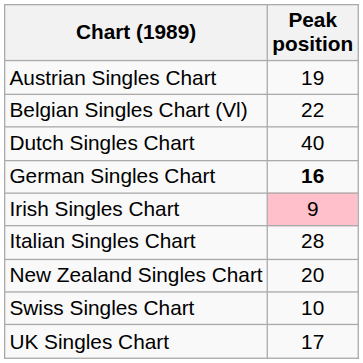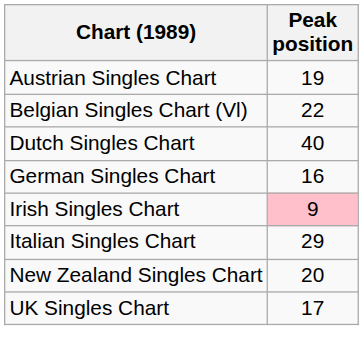(313, 176) bold -> (313, 176) normal
(313, 242) 28 -> (313, 242) 29
- row: (102, 308)
